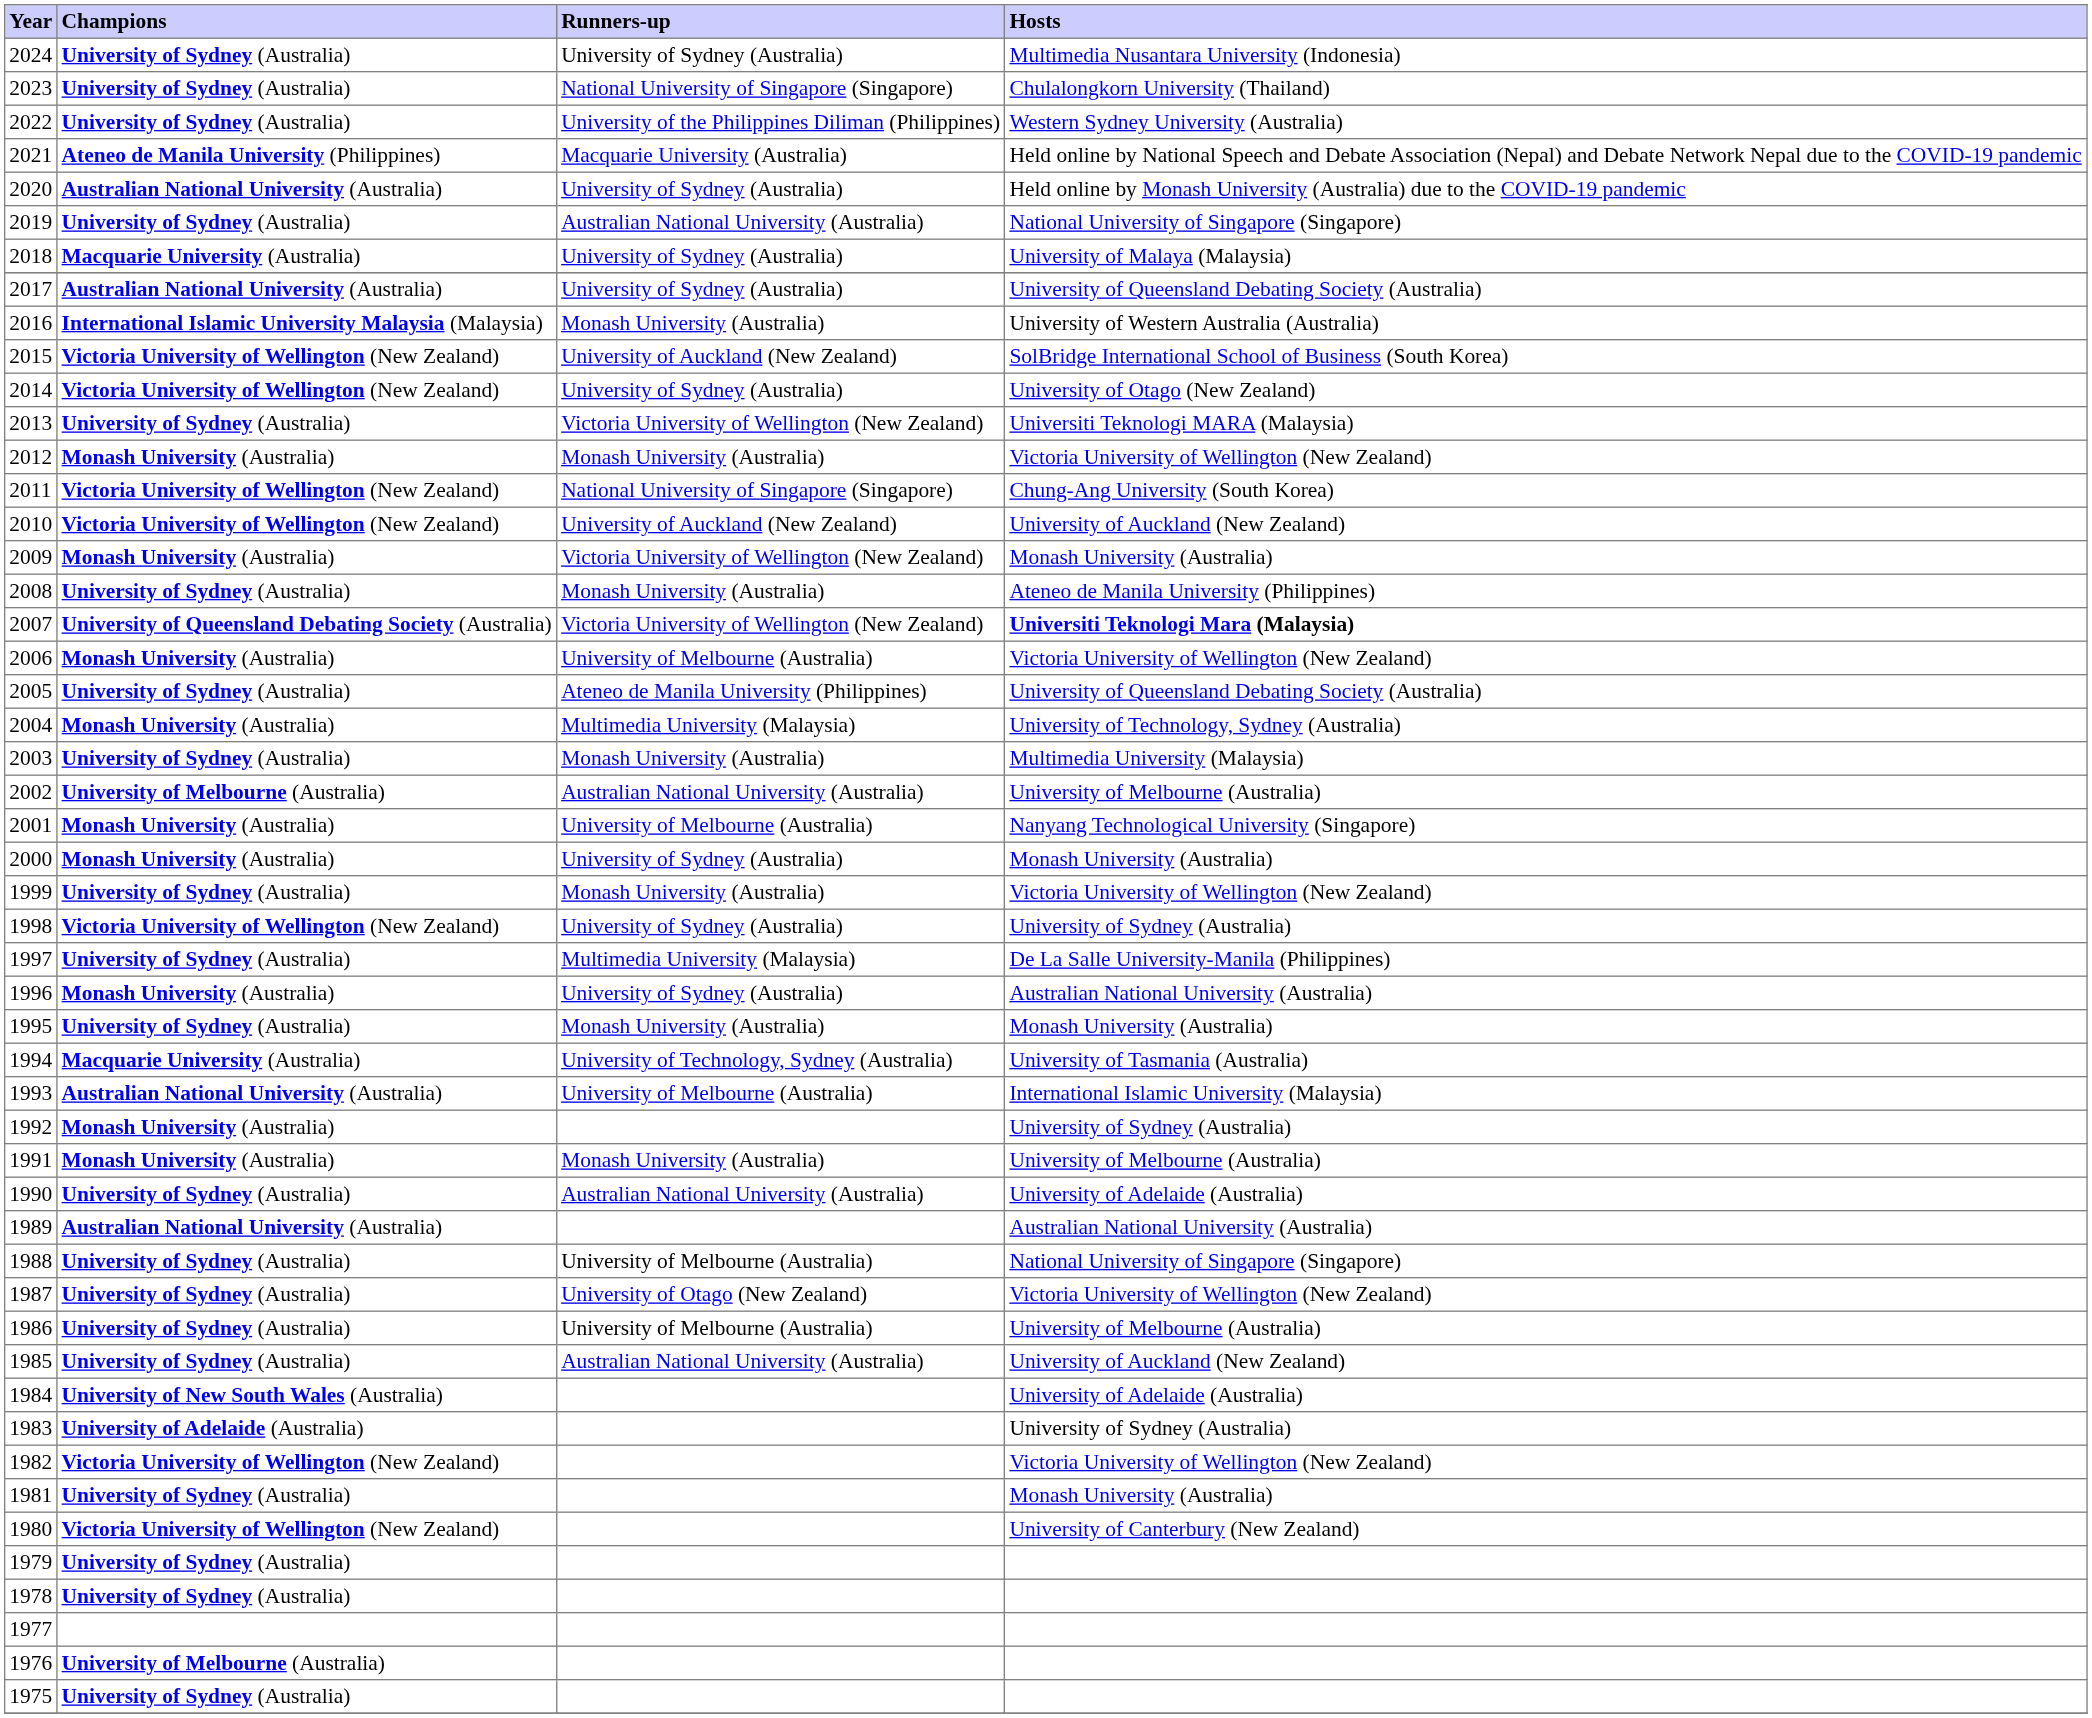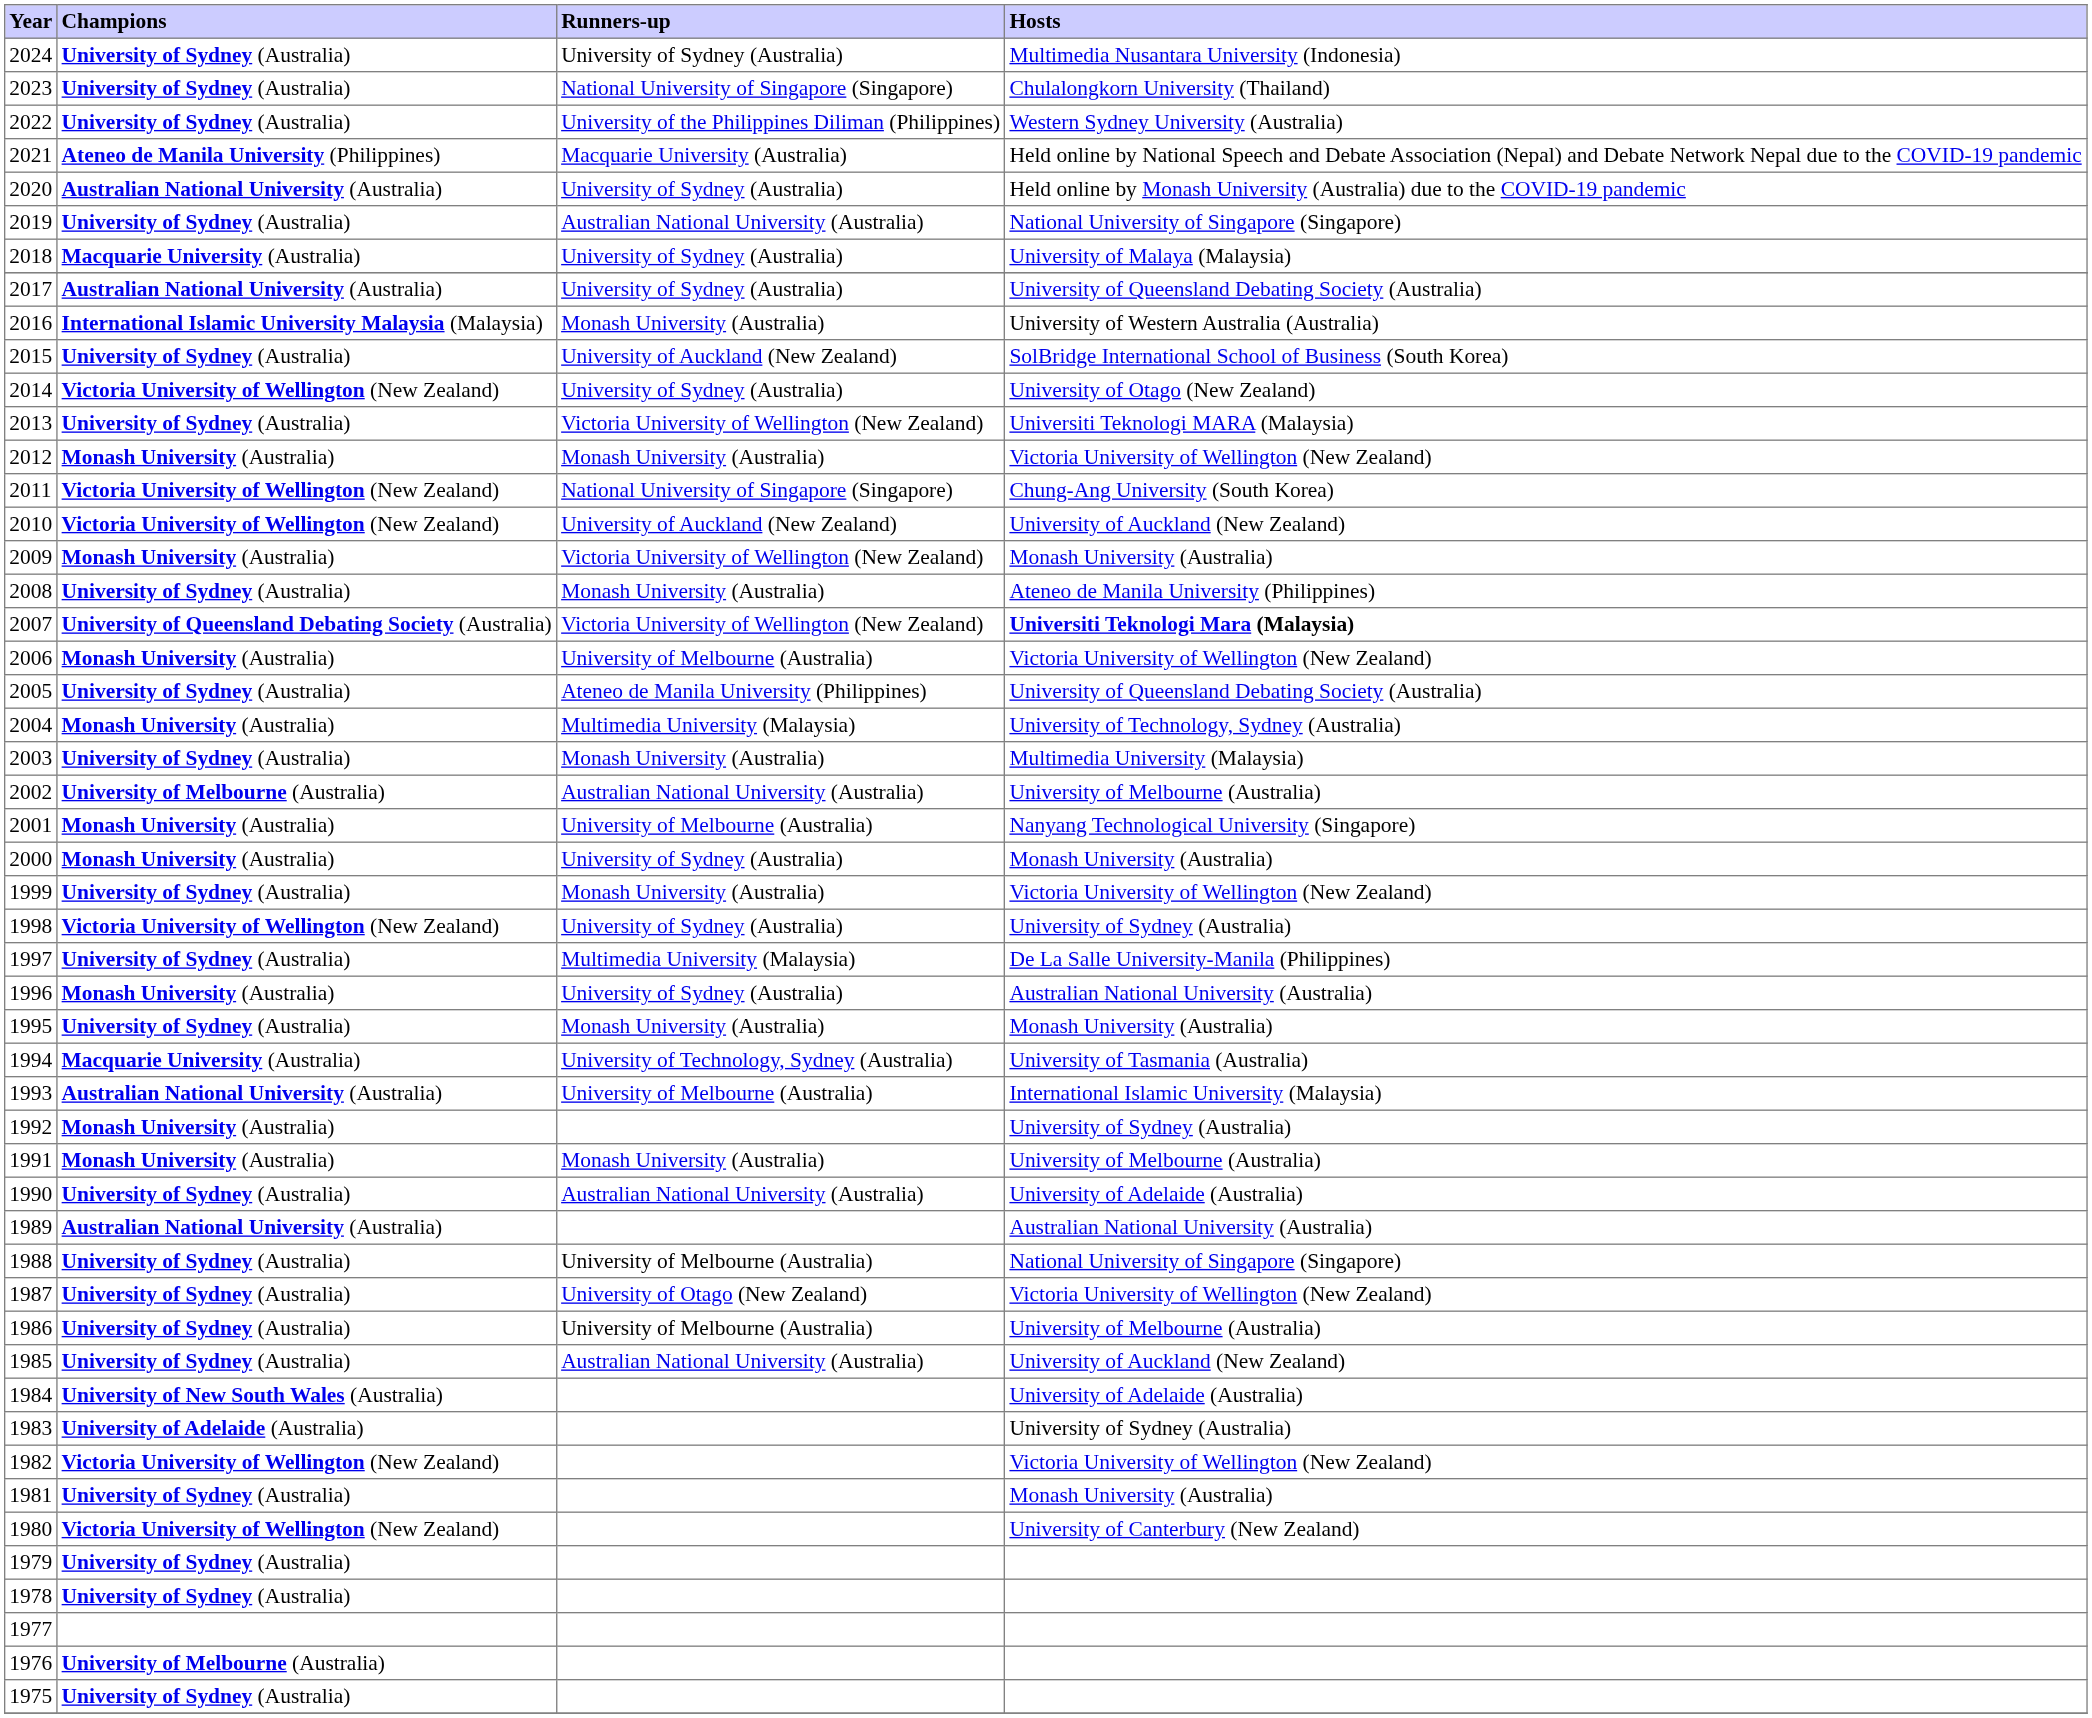(280, 356) Victoria University of Wellington (New Zealand) -> (206, 356) University of Sydney (Australia)
